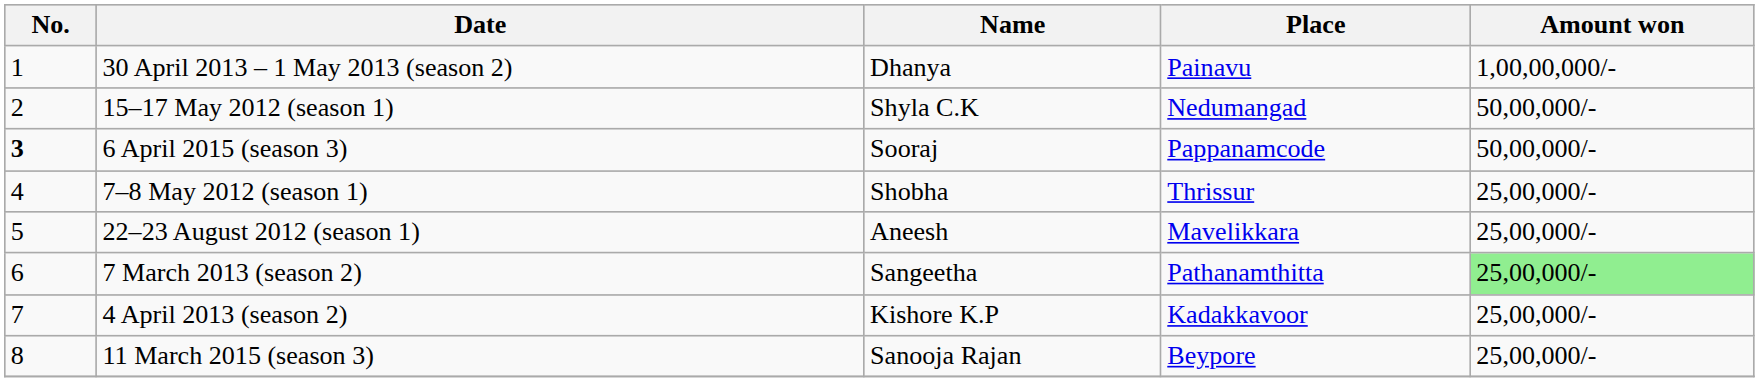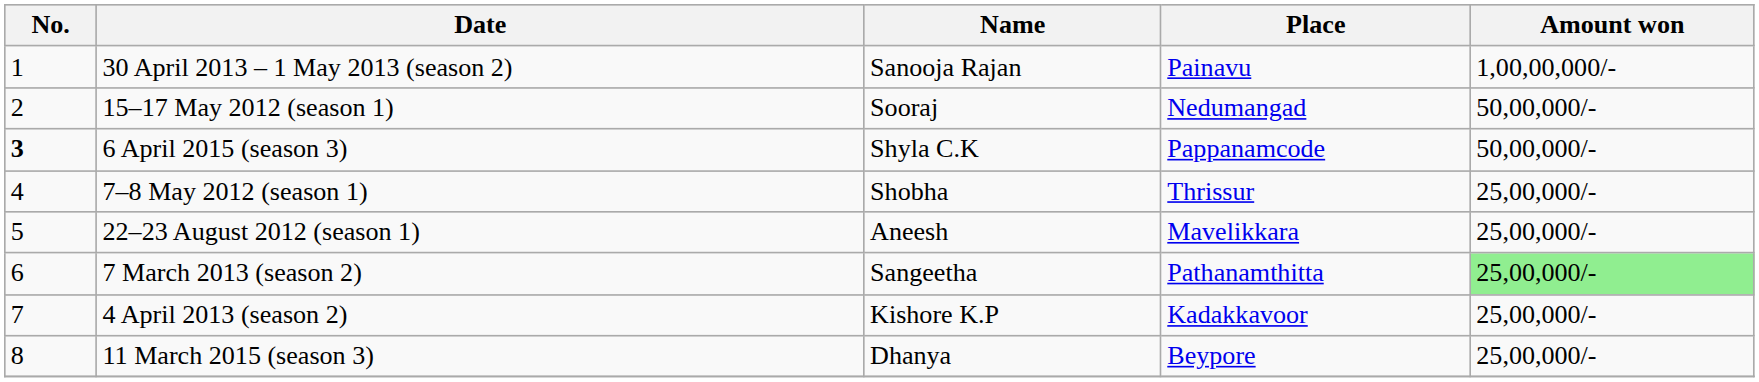(911, 66) Dhanya -> (946, 66) Sanooja Rajan
(924, 107) Shyla C.K -> (904, 107) Sooraj
(904, 149) Sooraj -> (924, 149) Shyla C.K
(946, 356) Sanooja Rajan -> (911, 356) Dhanya
